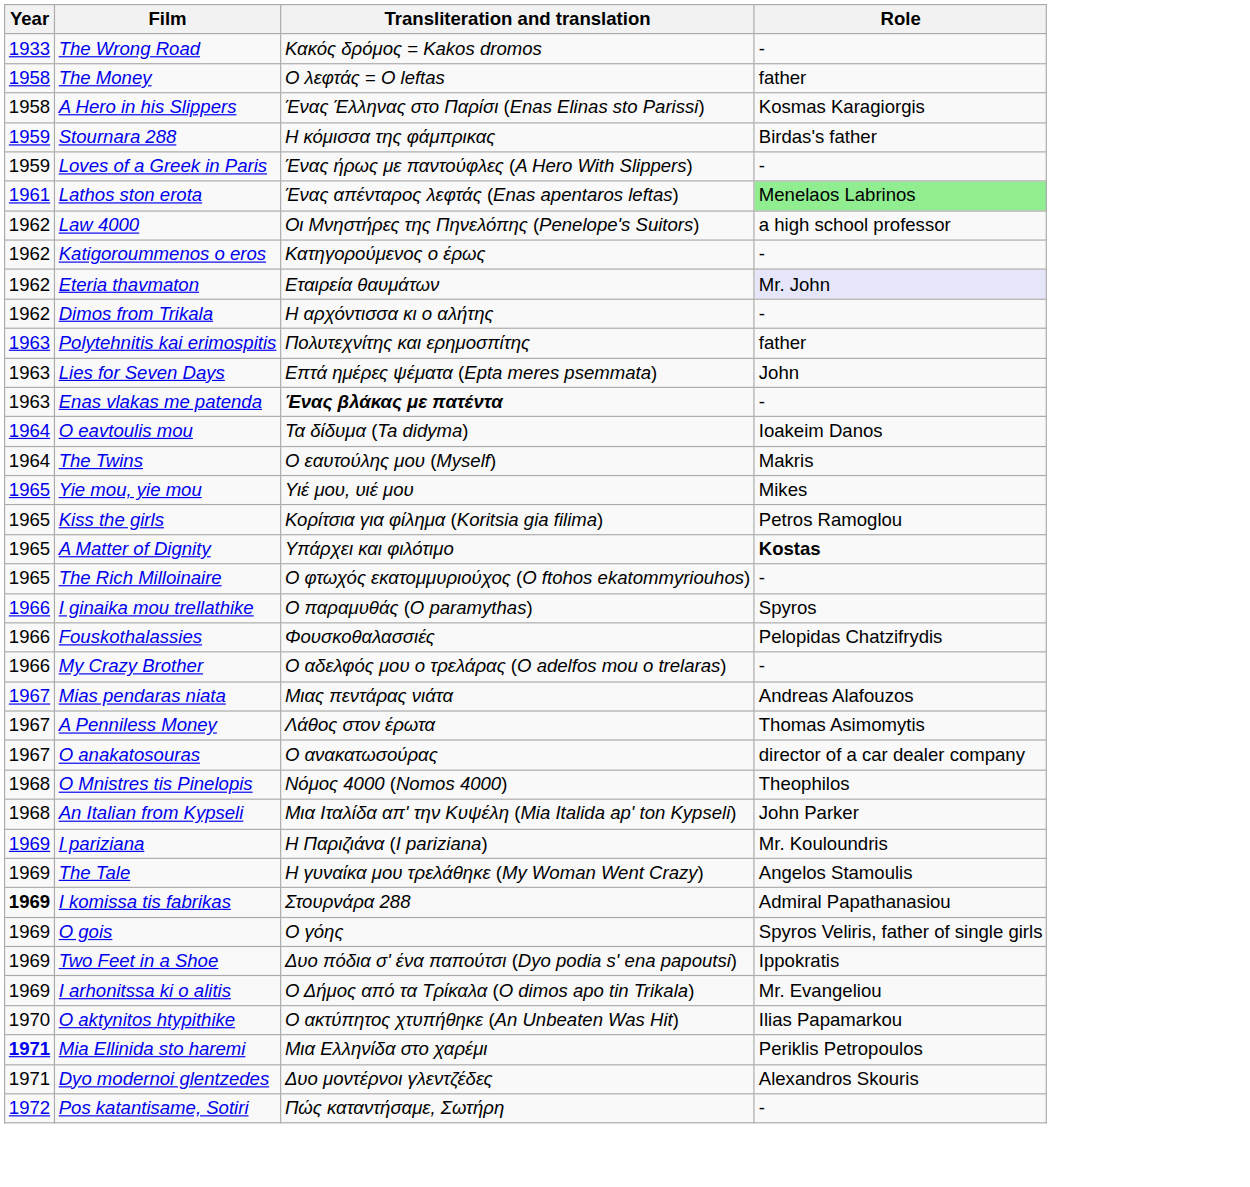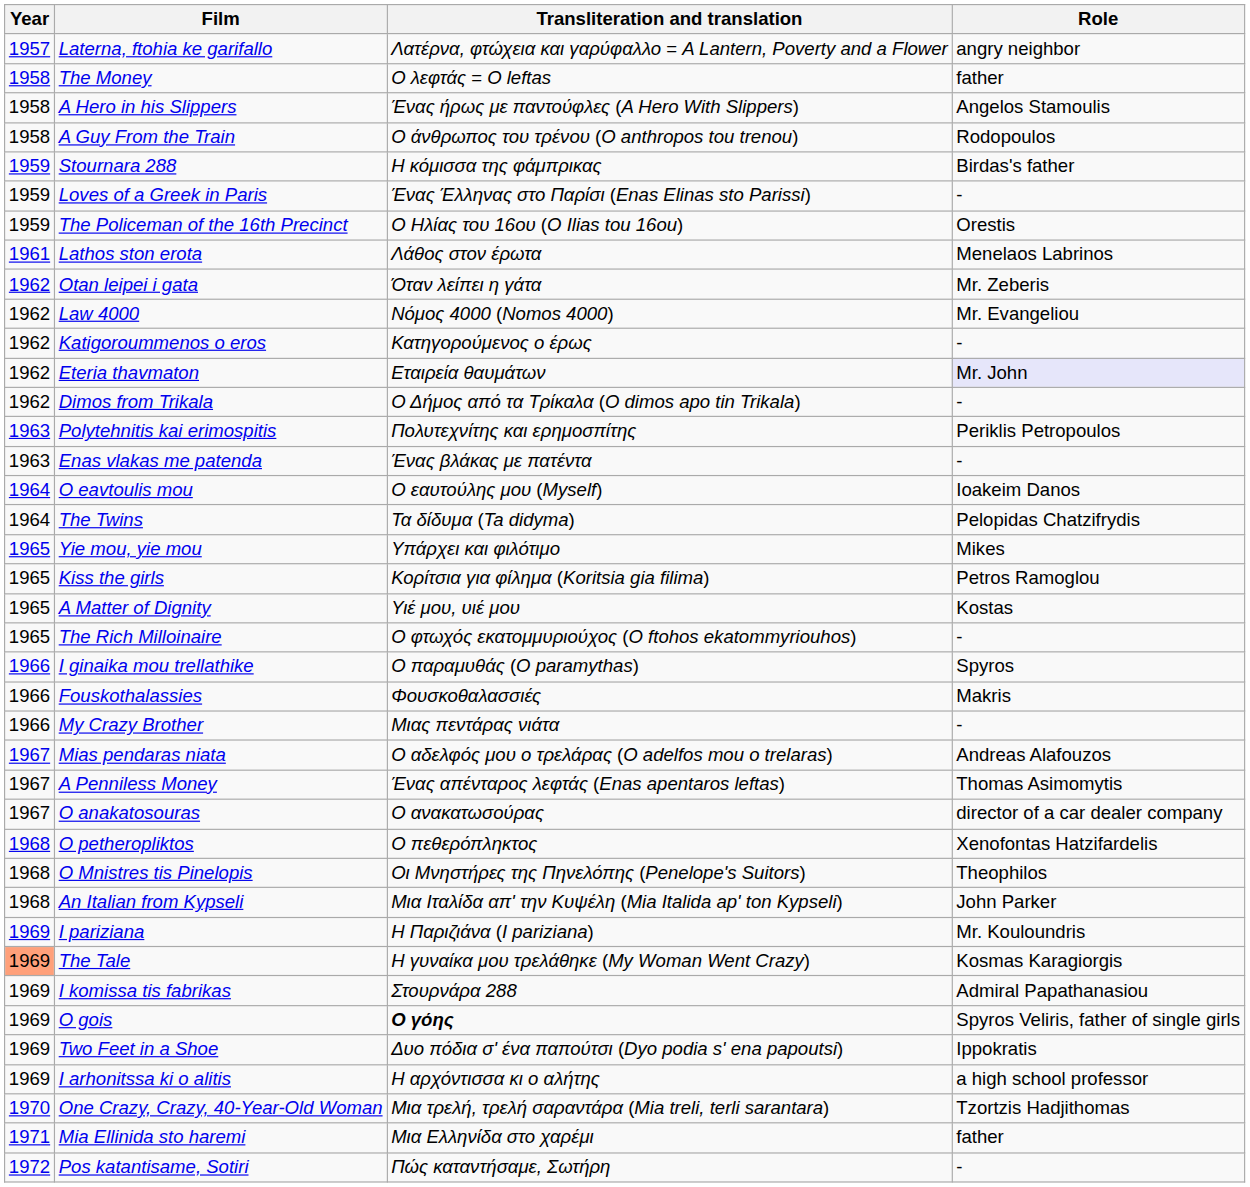- row: (129, 48)
+ row: (165, 48)
(495, 107) Ένας Έλληνας στο Παρίσι (Enas Elinas sto Parissi) -> (595, 107) Ένας ήρως με παντούφλες (A Hero With Slippers)
(842, 107) Kosmas Karagiorgis -> (1033, 107) Angelos Stamoulis
+ row: (147, 136)
(489, 166) Ένας ήρως με παντούφλες (A Hero With Slippers) -> (601, 195) Ένας Έλληνας στο Παρίσι (Enas Elinas sto Parissi)
+ row: (203, 225)
(482, 195) Ένας απένταρος λεφτάς (Enas apentaros leftas) -> (466, 254) Λάθος στον έρωτα
(837, 195) lightgreen background -> (1035, 254) no background
+ row: (128, 284)
(492, 225) Οι Μνηστήρες της Πηνελόπης (Penelope's Suitors) -> (502, 313) Nόμος 4000 (Nomos 4000)
(855, 225) a high school professor -> (1018, 313) Mr. Evangeliou
(389, 313) Η αρχόντισσα κι ο αλήτης -> (596, 401) Ο Δήμος από τα Τρίκαλα (O dimos apo tin Trikala)
(783, 343) father -> (1038, 431) Periklis Petropoulos
- row: (142, 372)
(394, 401) bold -> (491, 460) normal
(377, 431) Τα δίδυμα (Ta didyma) -> (497, 490) Ο εαυτούλης μου (Myself)
(391, 460) Ο εαυτούλης μου (Myself) -> (483, 519) Τα δίδυμα (Ta didyma)
(786, 460) Makris -> (1048, 519) Pelopidas Chatzifrydis
(349, 490) Υιέ μου, υιέ μου -> (476, 549) Υπάρχει και φιλότιμο
(369, 549) Υπάρχει και φιλότιμο -> (456, 607) Υιέ μου, υιέ μου
(790, 549) bold -> (985, 607) normal
(851, 637) Pelopidas Chatzifrydis -> (984, 696) Makris
(506, 666) Ο αδελφός μου ο τρελάρας (O adelfos mou o trelaras) -> (475, 725) Μιας πεντάρας νιάτα
(369, 696) Μιας πεντάρας νιάτα -> (612, 755) Ο αδελφός μου ο τρελάρας (O adelfos mou o trelaras)
(360, 725) Λάθος στον έρωτα -> (588, 784) Ένας απένταρος λεφτάς (Enas apentaros leftas)
+ row: (126, 843)
(396, 784) Nόμος 4000 (Nomos 4000) -> (598, 872) Οι Μνηστήρες της Πηνελόπης (Penelope's Suitors)
(30, 872) no background -> (30, 961) lightsalmon background
(836, 872) Angelos Stamoulis -> (1039, 961) Kosmas Karagiorgis
(30, 902) bold -> (30, 990) normal
(314, 931) normal -> (422, 1020) bold
(490, 990) Ο Δήμος από τα Τρίκαλα (O dimos apo tin Trikala) -> (495, 1078) Η αρχόντισσα κι ο αλήτης
(820, 990) Mr. Evangeliou -> (1052, 1078) a high school professor
+ row: (221, 1108)
- row: (147, 1020)
(30, 1049) bold -> (30, 1137) normal
(841, 1049) Periklis Petropoulos -> (980, 1137) father
- row: (164, 1078)
